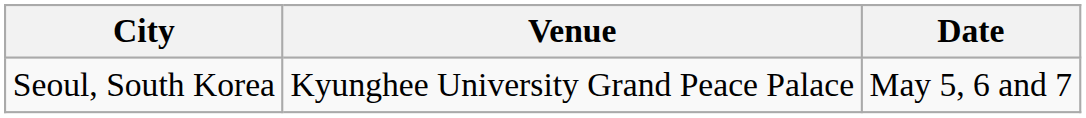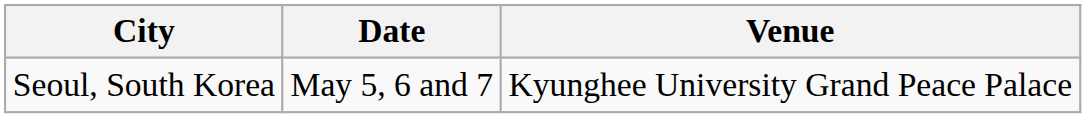columns swapped: (572, 31) <-> (971, 31)
